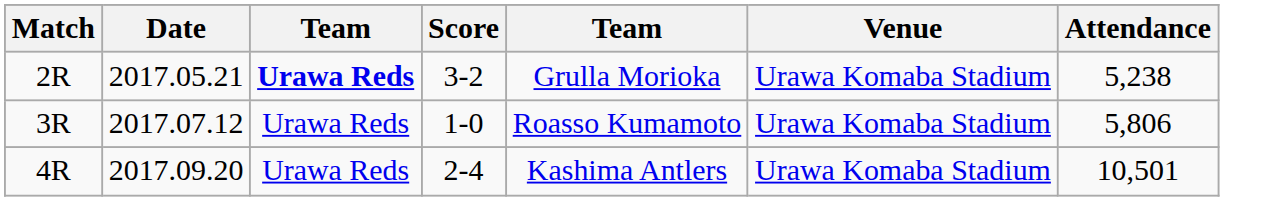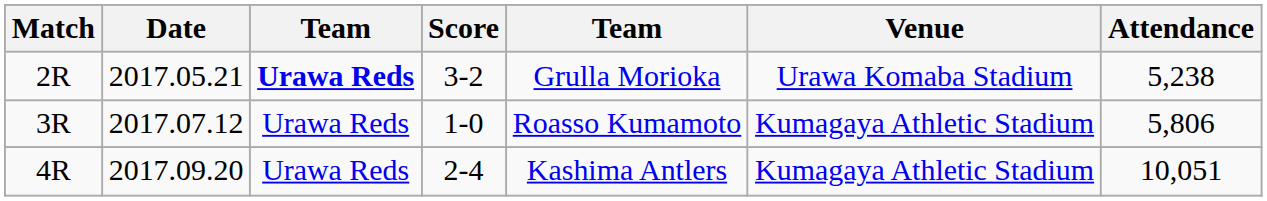(903, 123) Urawa Komaba Stadium -> (925, 123) Kumagaya Athletic Stadium
(903, 170) Urawa Komaba Stadium -> (925, 170) Kumagaya Athletic Stadium
(1138, 170) 10,501 -> (1181, 170) 10,051
